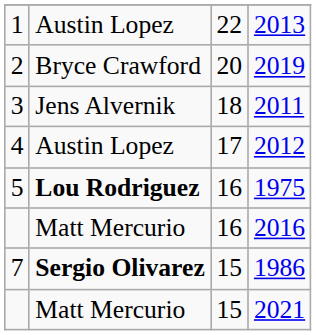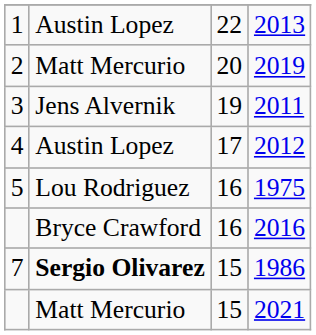(118, 65) Bryce Crawford -> (110, 65) Matt Mercurio
(229, 106) 18 -> (229, 106) 19
(117, 187) bold -> (112, 187) normal
(110, 227) Matt Mercurio -> (118, 227) Bryce Crawford
